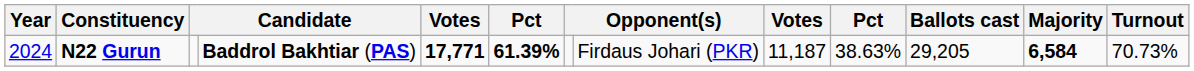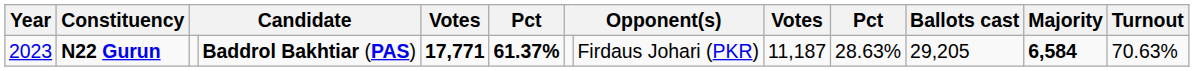(31, 51) 2024 -> (31, 51) 2023
(526, 51) 61.39% -> (526, 51) 61.37%
(868, 51) 38.63% -> (868, 51) 28.63%
(1145, 51) 70.73% -> (1145, 51) 70.63%
